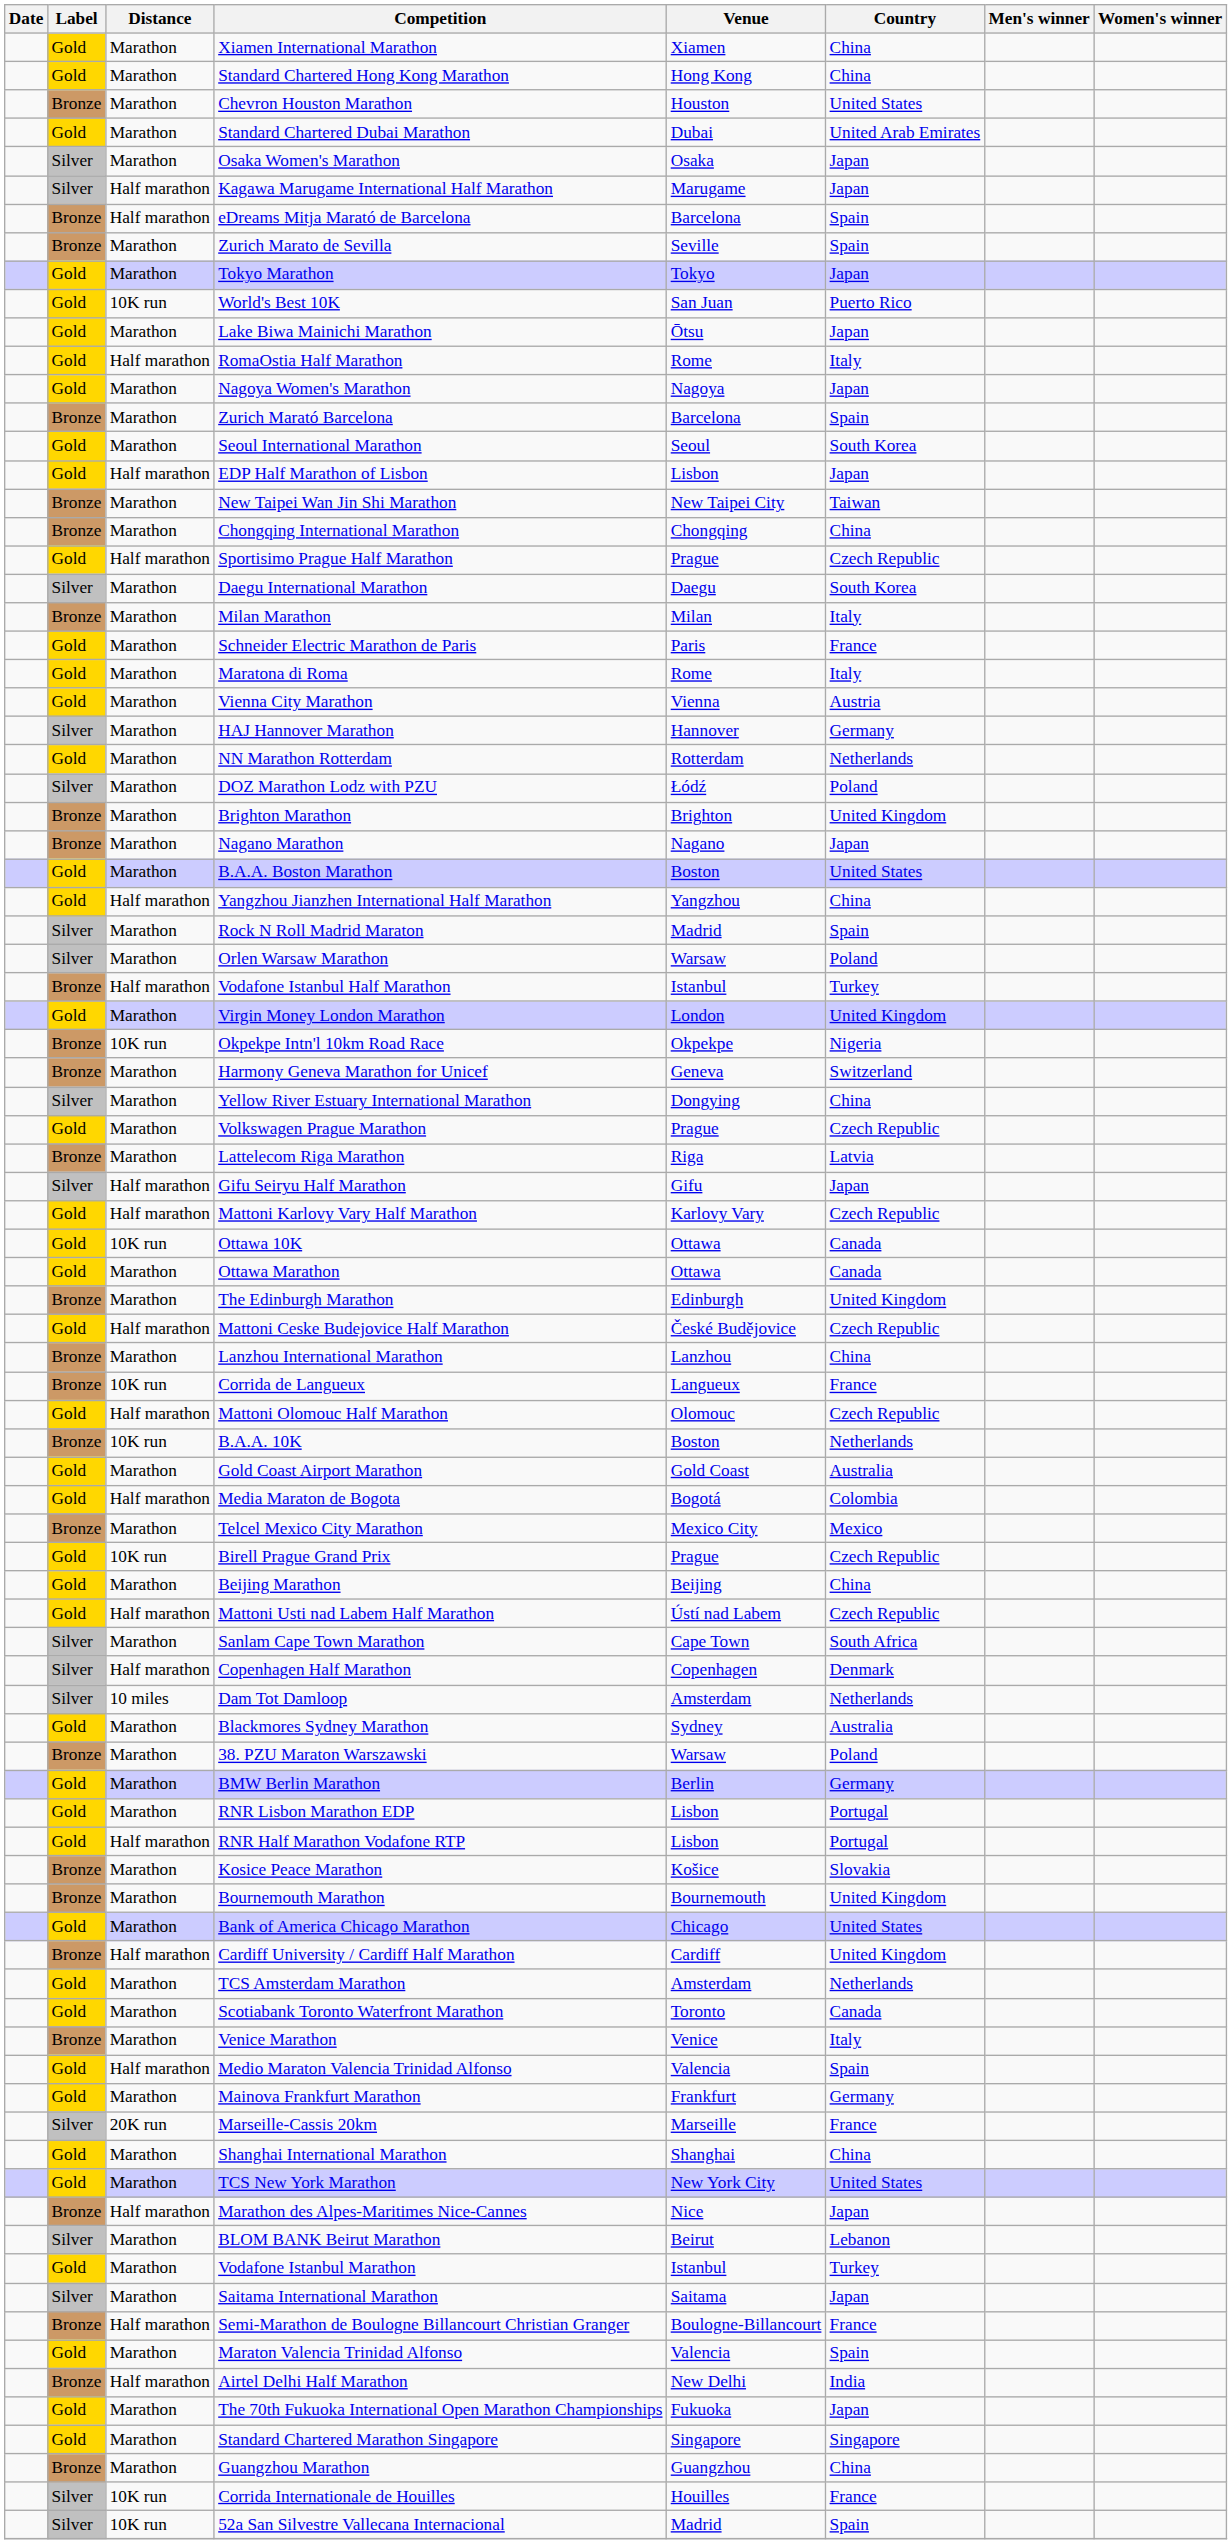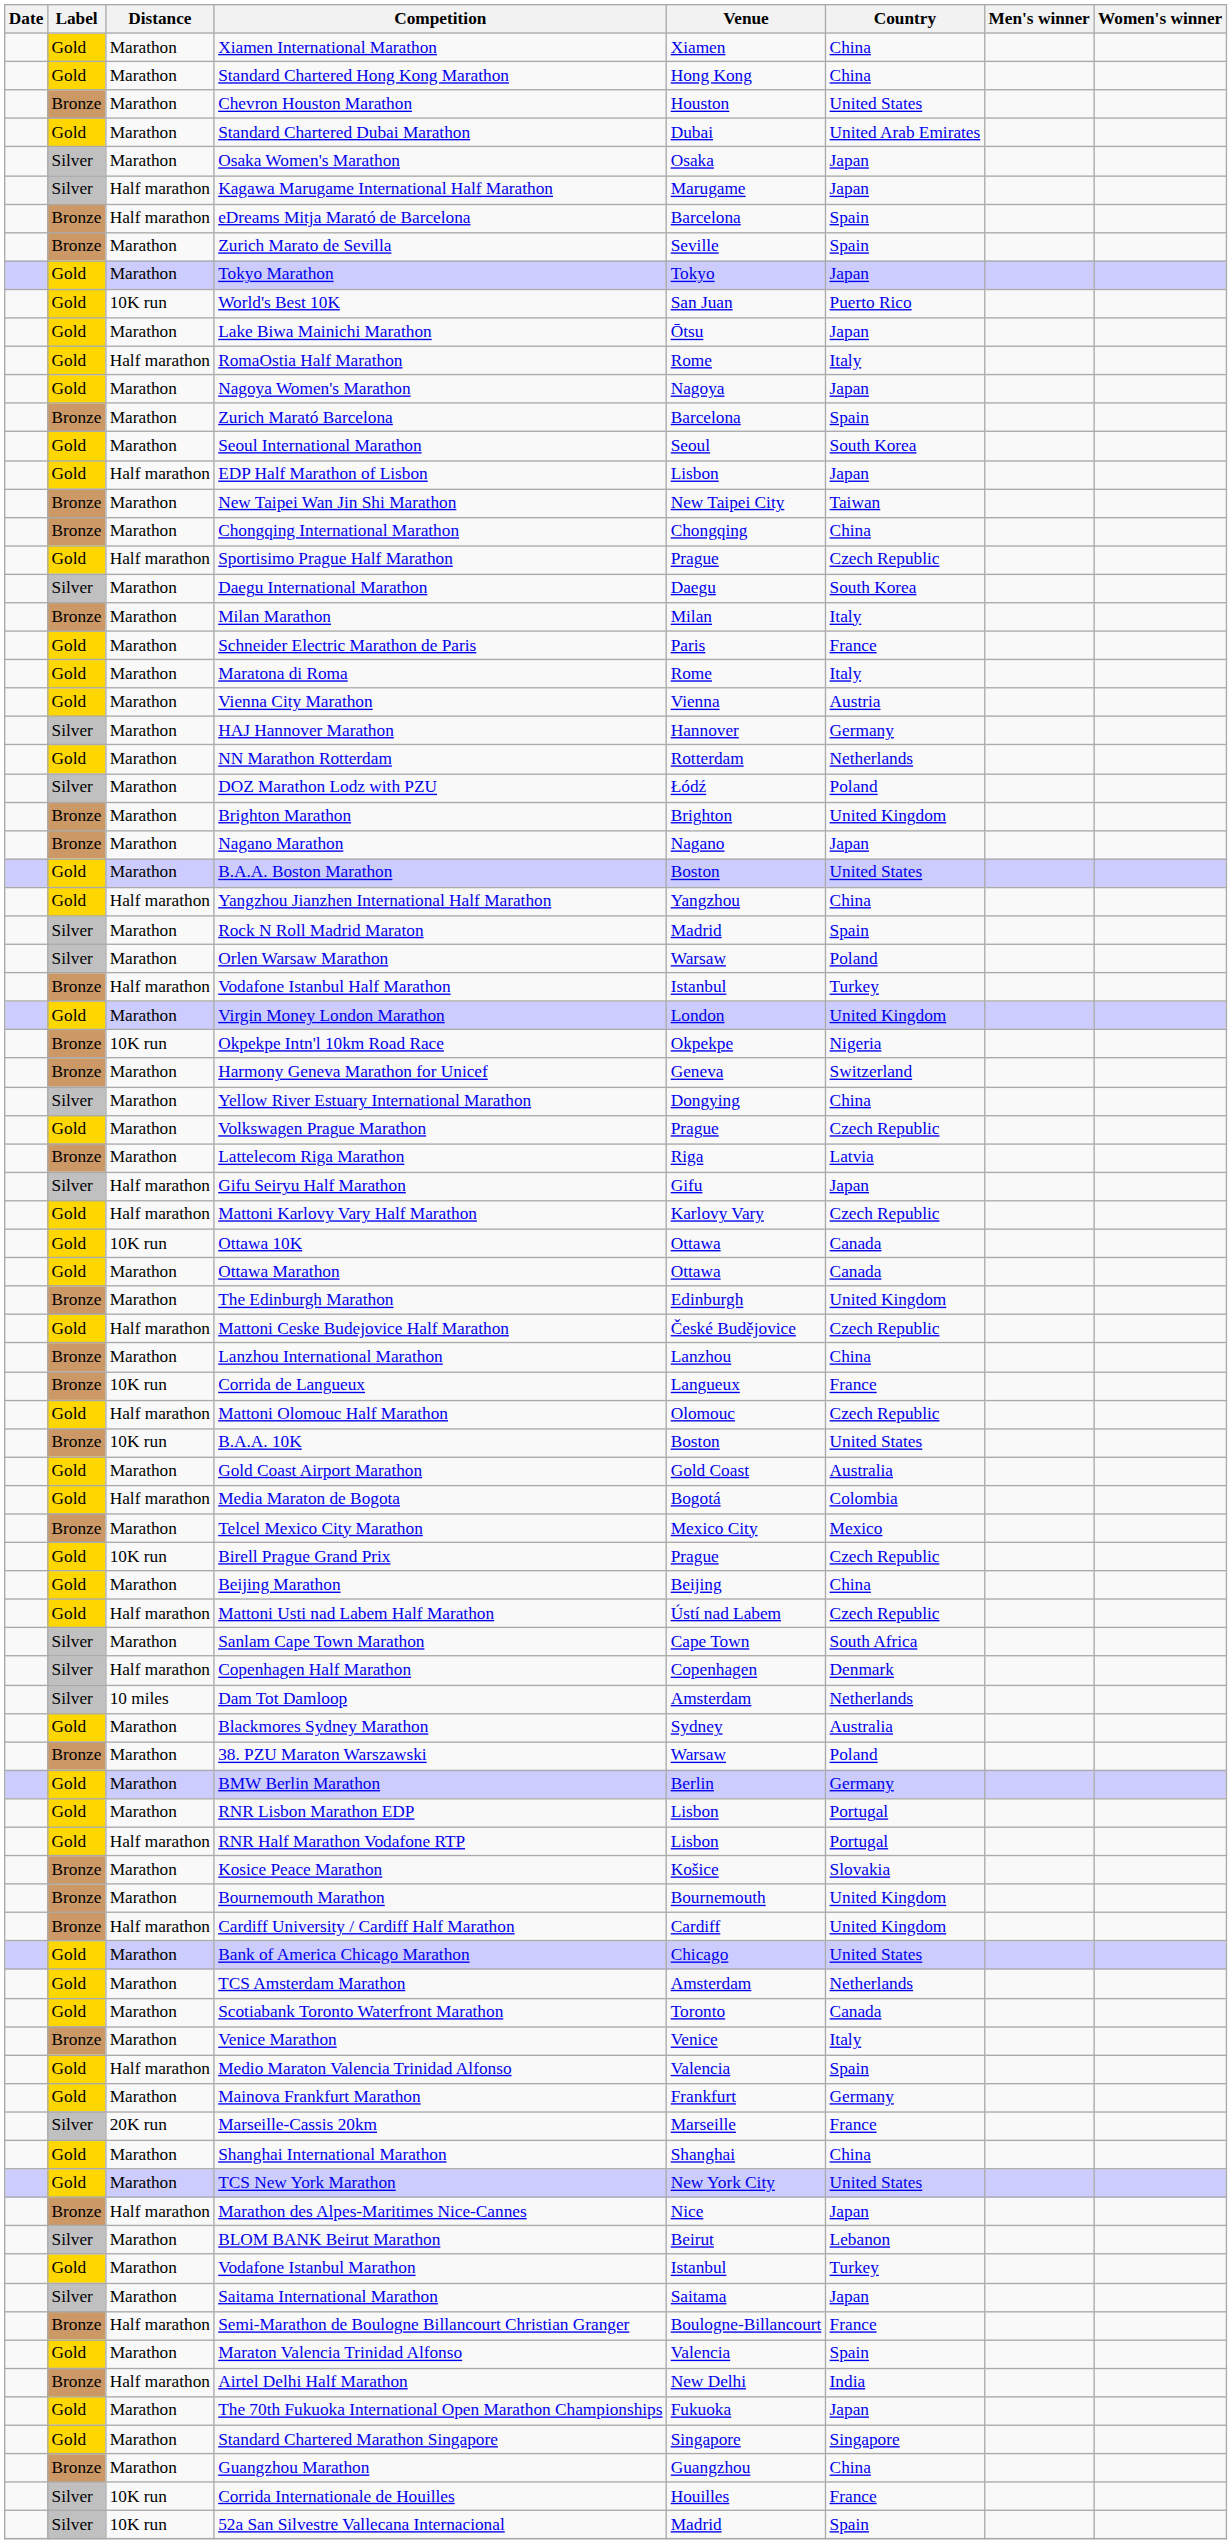(871, 1442) Netherlands -> (876, 1442) United States
rows swapped: (366, 1954) <-> (344, 1926)
